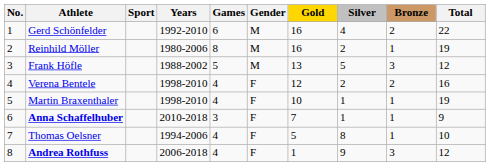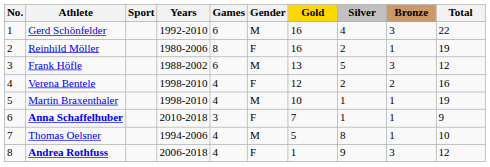(392, 30) 2 -> (392, 30) 3
(255, 48) M -> (253, 48) F
(215, 65) 5 -> (215, 65) 6
(253, 100) F -> (255, 100) M
(253, 135) F -> (255, 135) M
